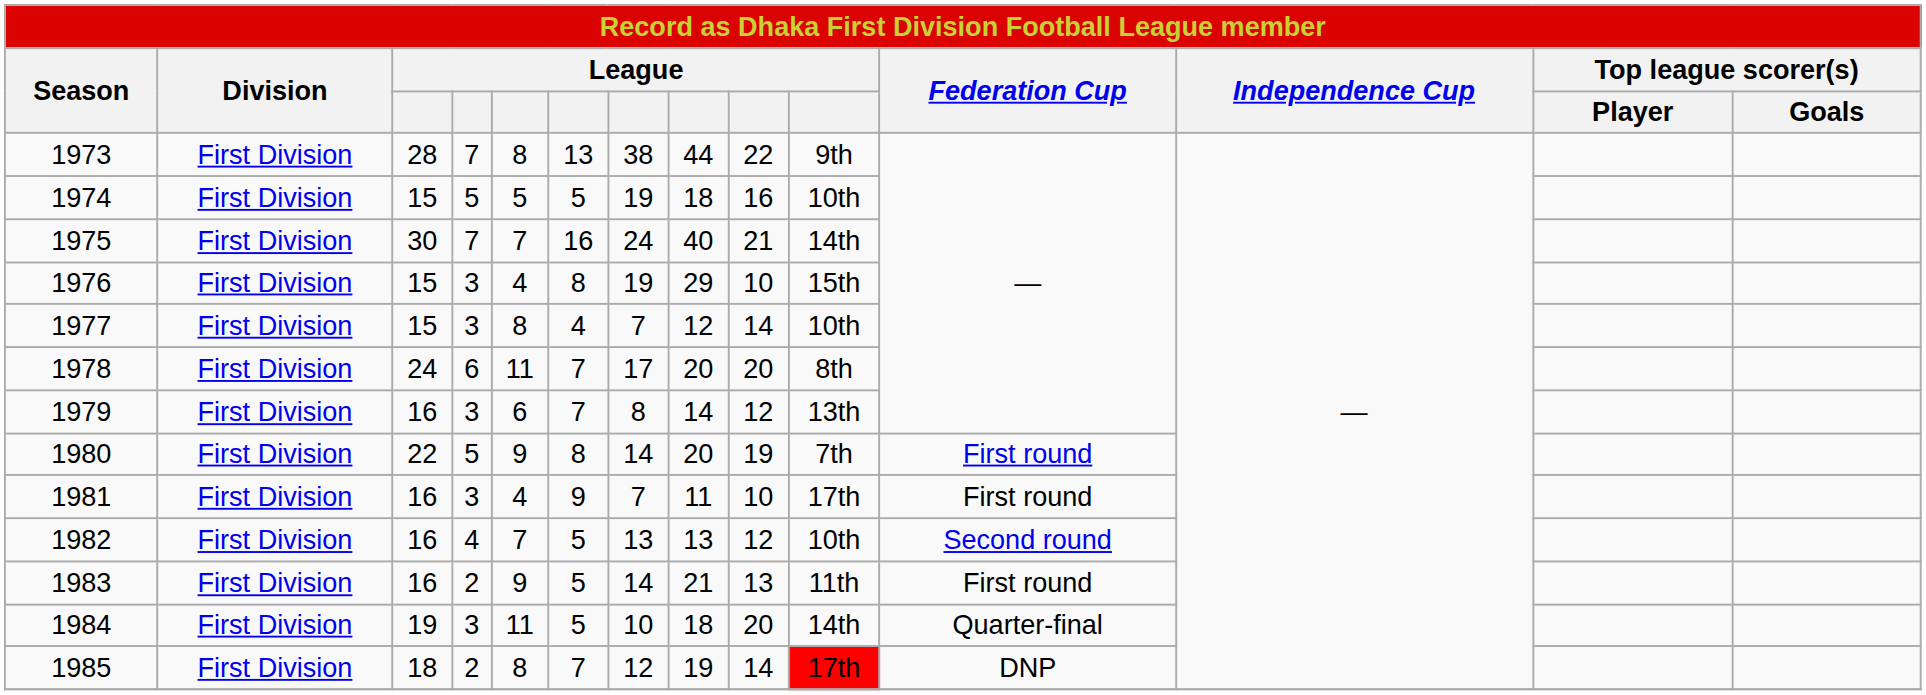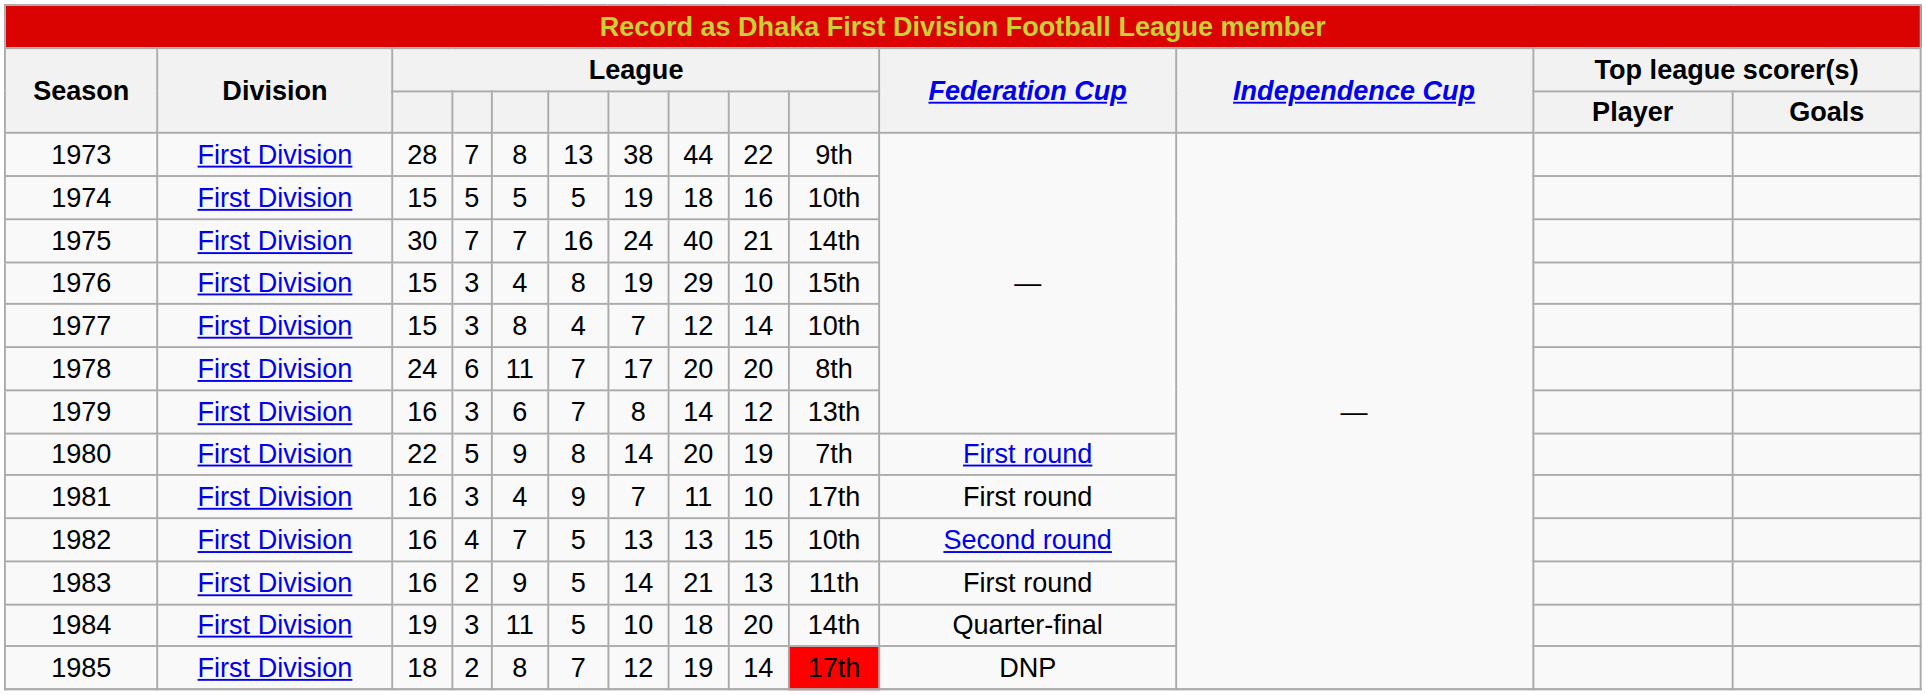(758, 540) 12 -> (758, 540) 15
